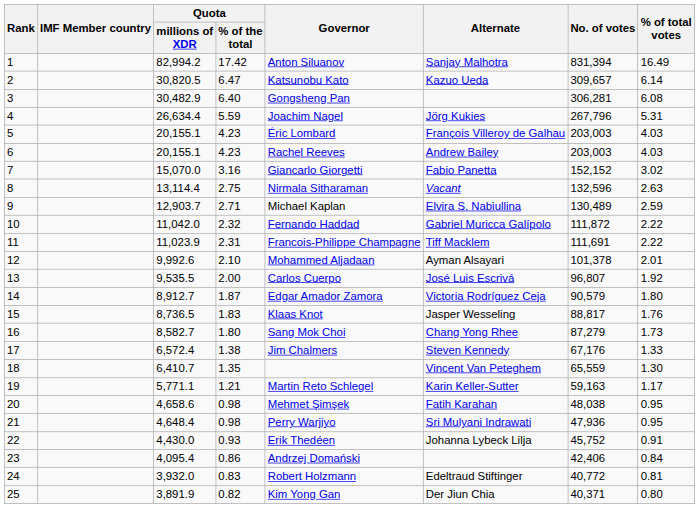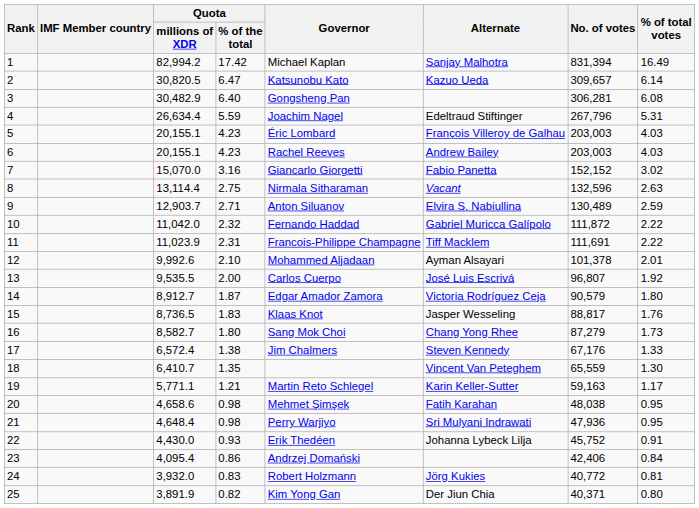(306, 62) Anton Siluanov -> (307, 62) Michael Kaplan
(455, 116) Jörg Kukies -> (474, 116) Edeltraud Stiftinger
(307, 206) Michael Kaplan -> (306, 206) Anton Siluanov
(474, 476) Edeltraud Stiftinger -> (455, 476) Jörg Kukies
